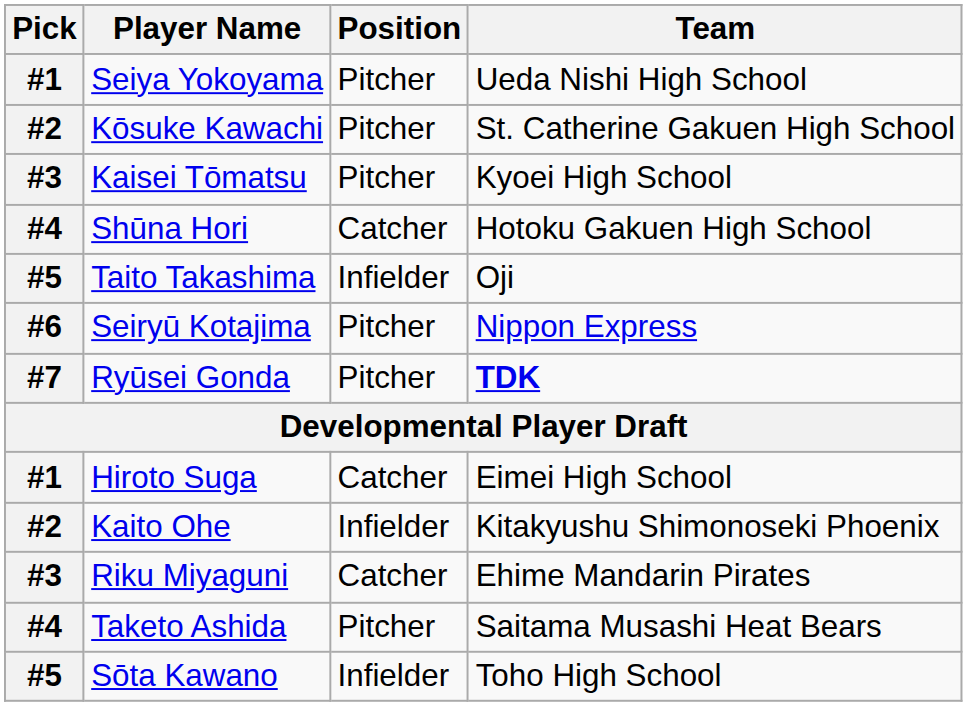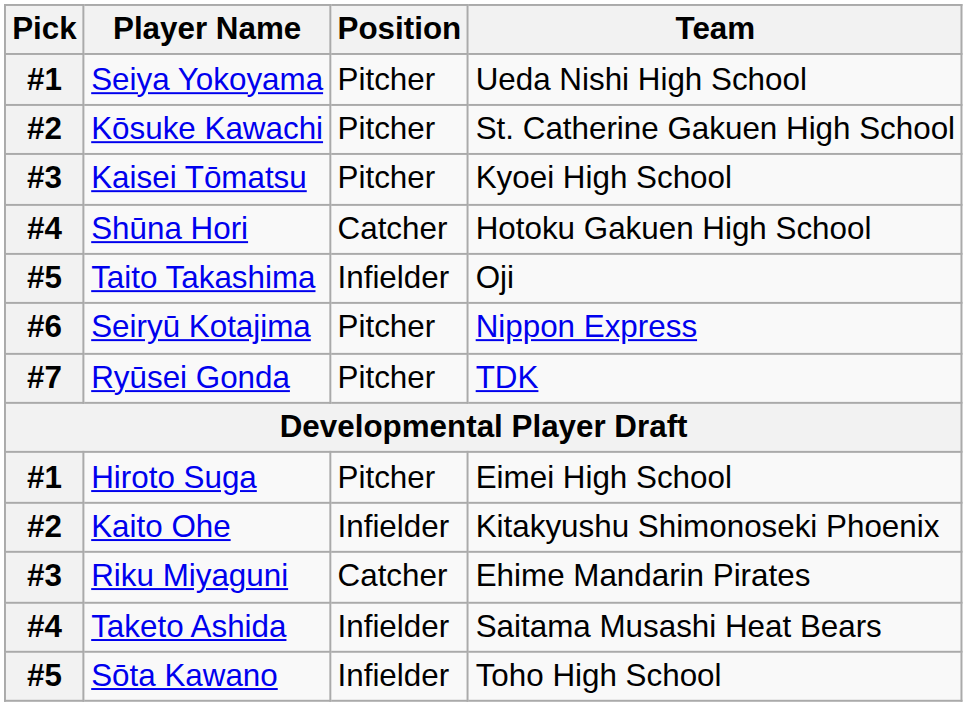(508, 377) bold -> (507, 377) normal
(392, 476) Catcher -> (386, 476) Pitcher
(386, 626) Pitcher -> (393, 626) Infielder
